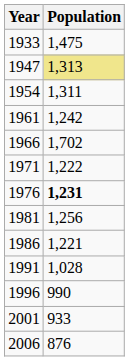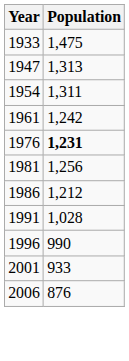(65, 67) khaki background -> (65, 67) no background
- row: (24, 142)
- row: (24, 167)
(65, 243) 1,221 -> (65, 192) 1,212
